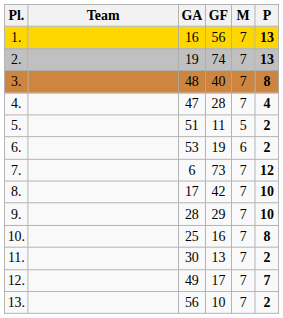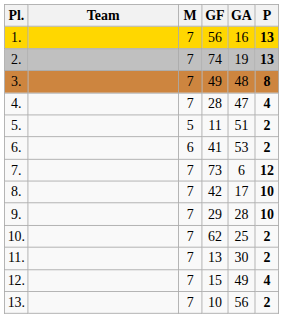columns swapped: (243, 15) <-> (192, 15)
(218, 81) 40 -> (215, 81) 49
(218, 147) 19 -> (215, 147) 41
(218, 236) 16 -> (215, 236) 62
(267, 236) 8 -> (267, 236) 2
(218, 280) 17 -> (215, 280) 15
(267, 280) 7 -> (267, 280) 4
